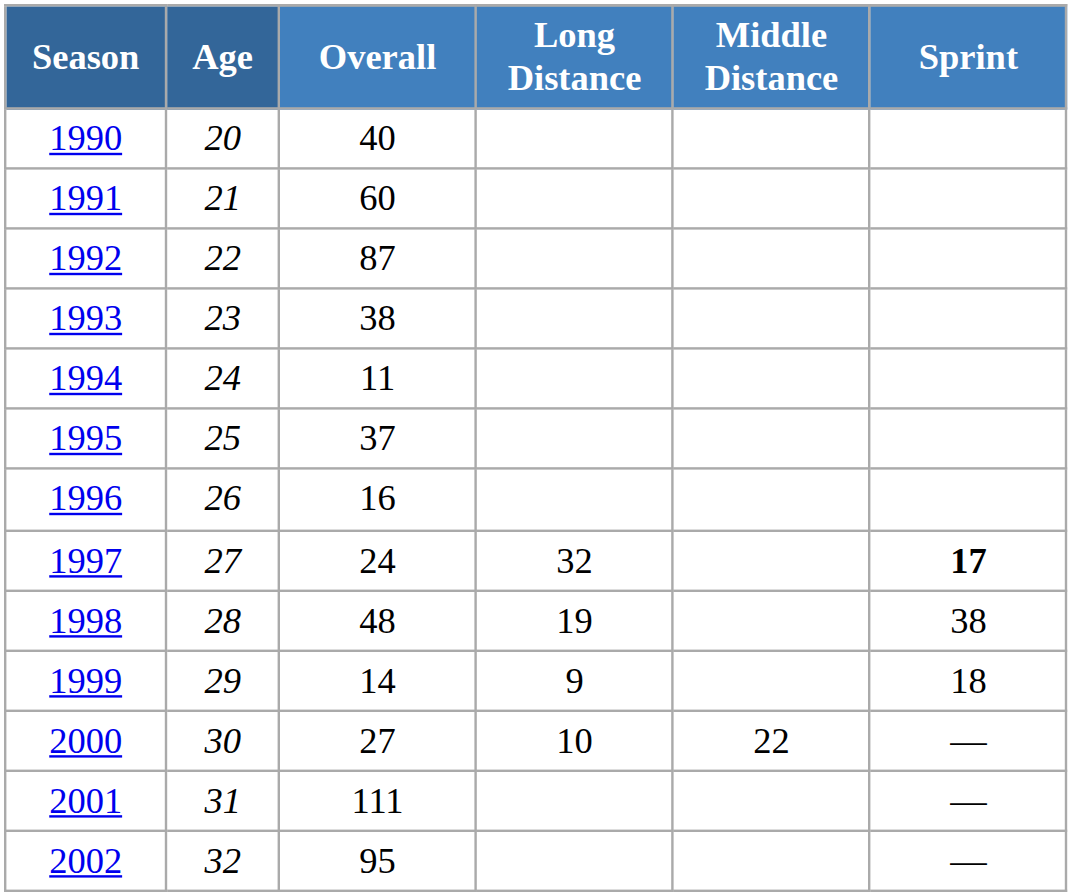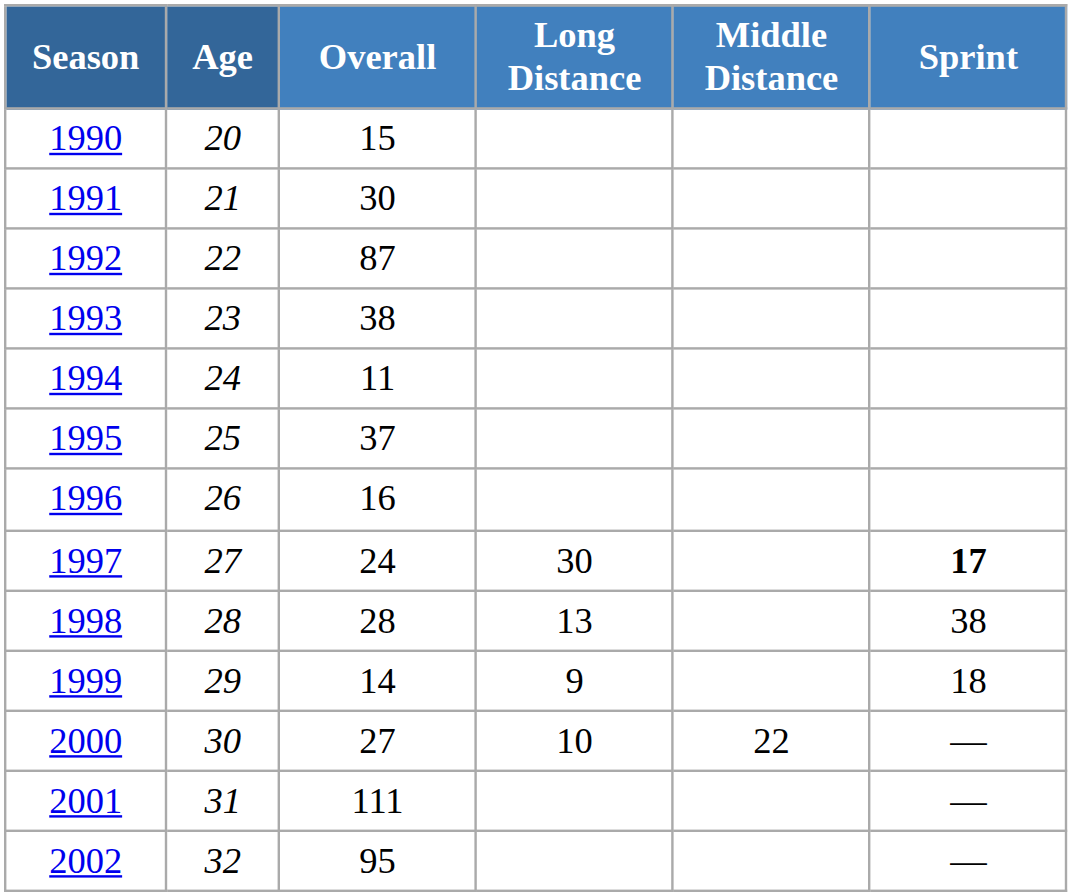(378, 138) 40 -> (378, 138) 15
(378, 198) 60 -> (378, 198) 30
(575, 559) 32 -> (575, 559) 30
(378, 619) 48 -> (378, 619) 28
(575, 619) 19 -> (575, 619) 13
